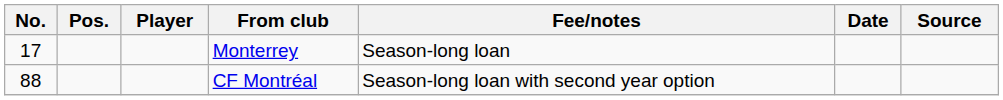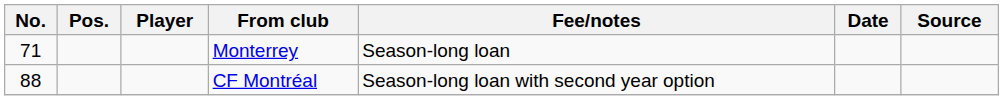(31, 50) 17 -> (31, 50) 71
